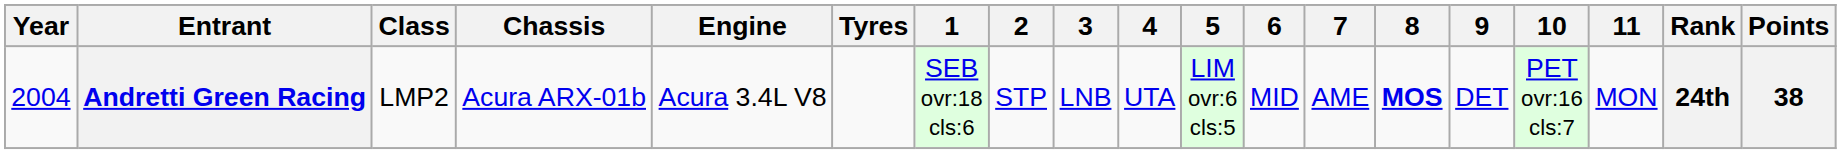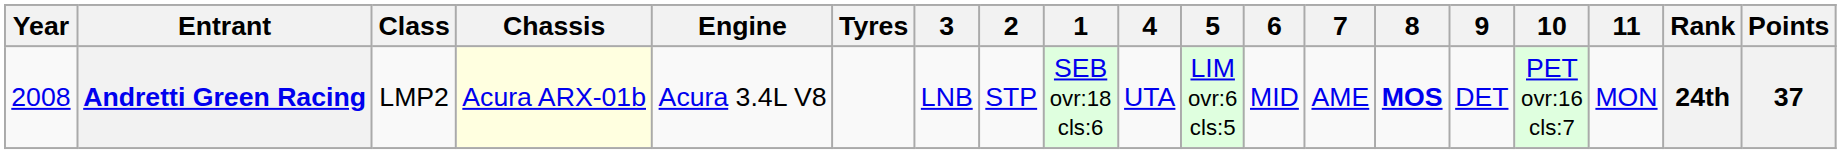columns swapped: (952, 26) <-> (1086, 26)
(41, 97) 2004 -> (41, 97) 2008
(554, 97) no background -> (554, 97) lightyellow background
(1789, 97) 38 -> (1789, 97) 37
